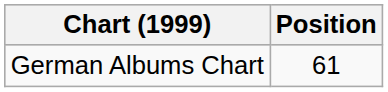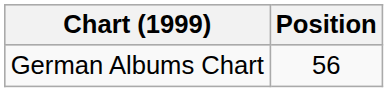(326, 65) 61 -> (326, 65) 56
